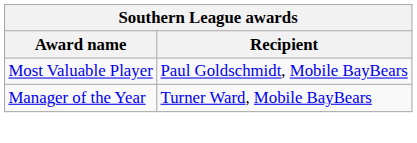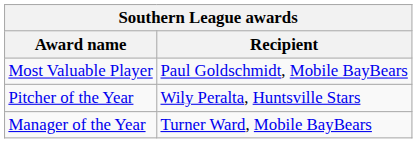+ row: (71, 97)
